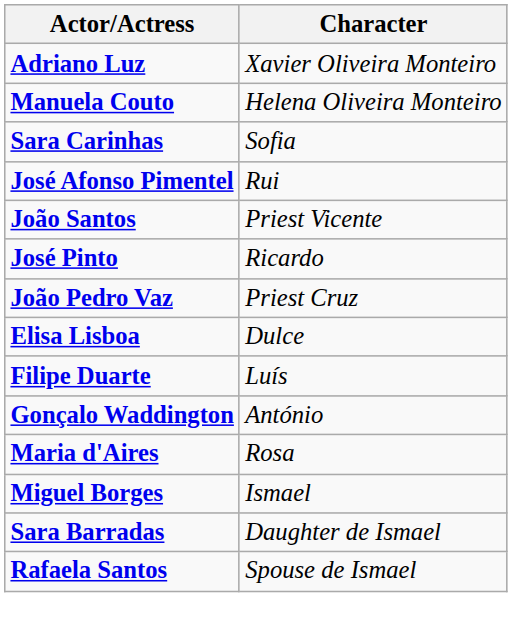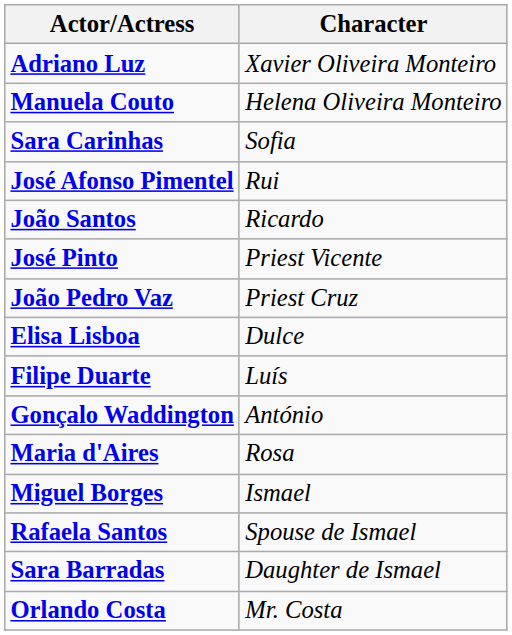(314, 219) Priest Vicente -> (284, 219) Ricardo
(284, 258) Ricardo -> (314, 258) Priest Vicente
rows swapped: (89, 571) <-> (87, 532)
+ row: (88, 610)
